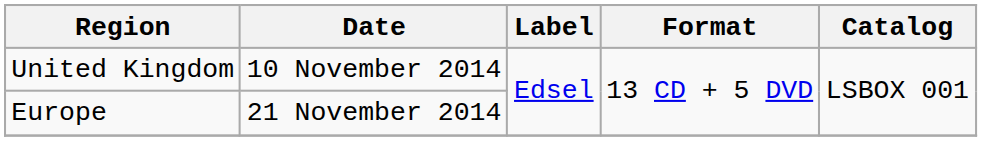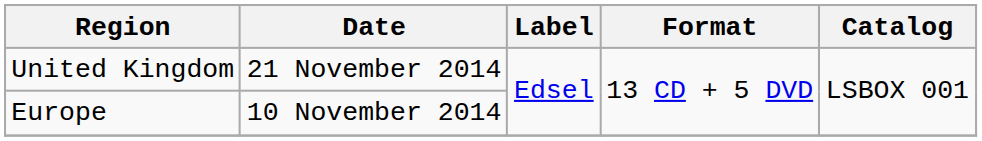(374, 70) 10 November 2014 -> (374, 70) 21 November 2014
(374, 113) 21 November 2014 -> (374, 113) 10 November 2014
